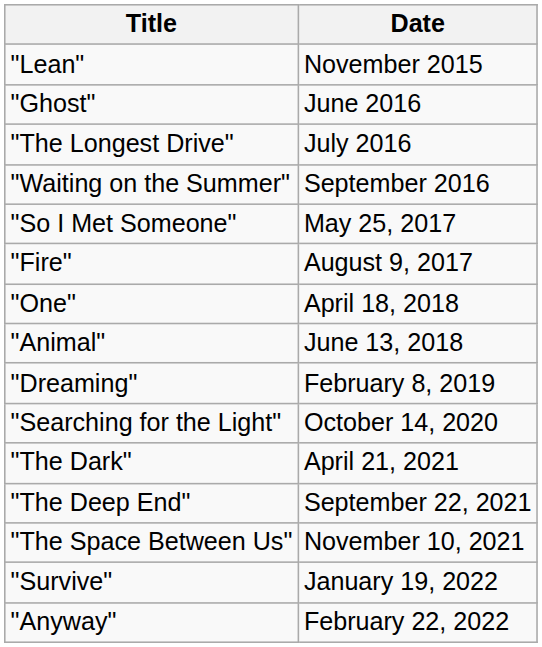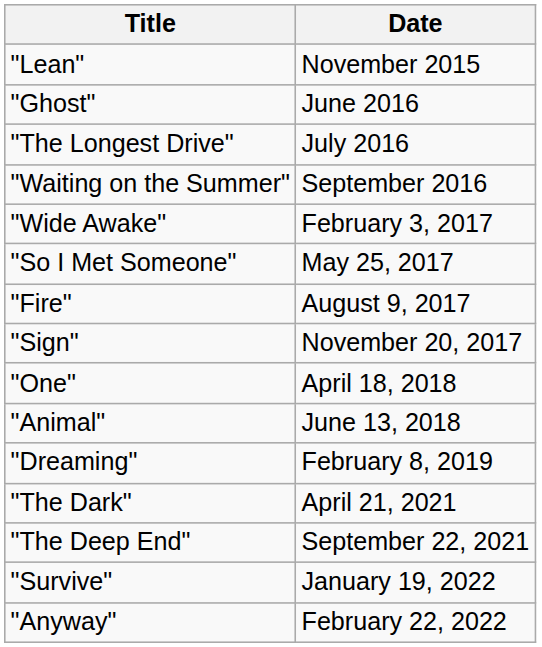+ row: (88, 223)
+ row: (45, 343)
- row: (146, 422)
- row: (151, 542)
